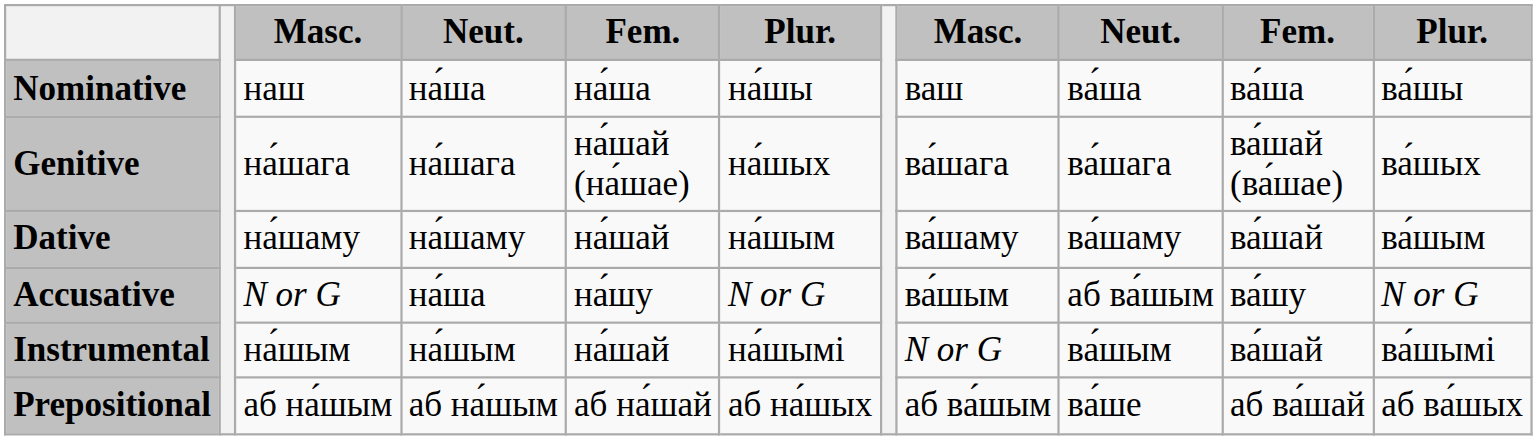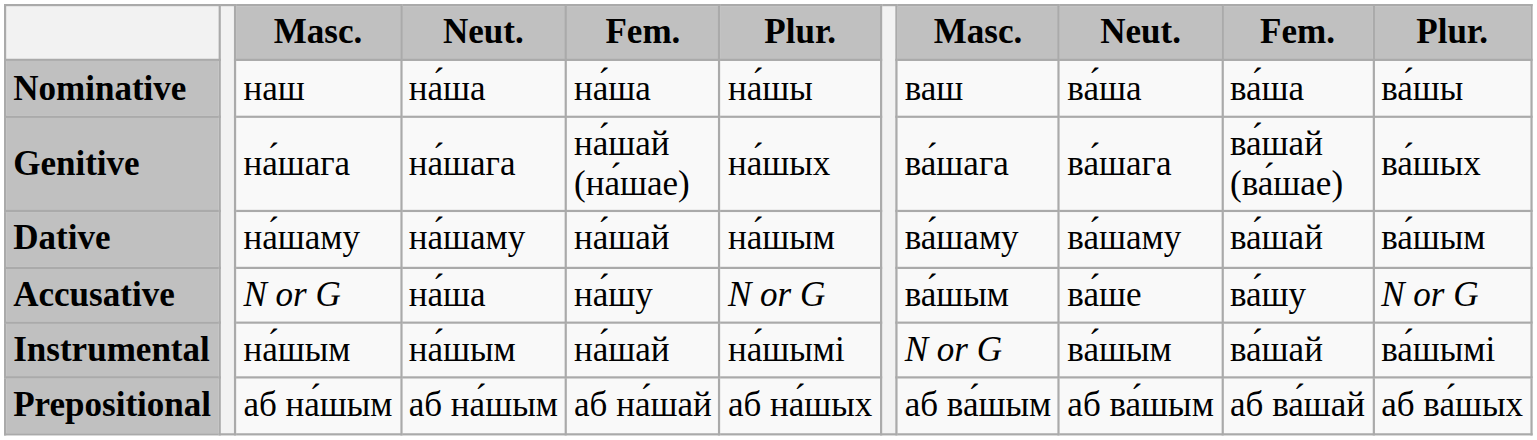(1141, 293) аб ва́шым -> (1104, 293) ва́ше
(1104, 405) ва́ше -> (1141, 405) аб ва́шым
